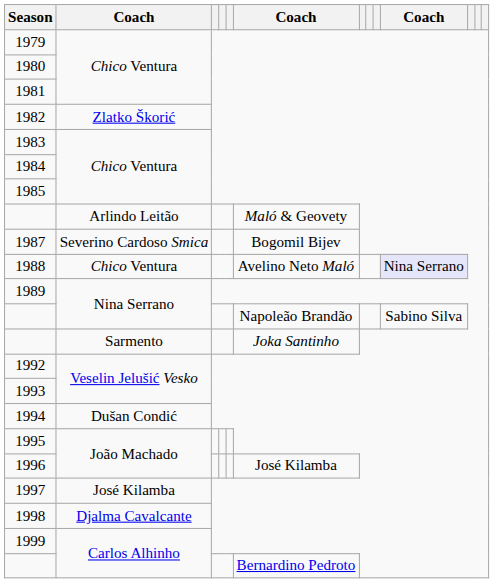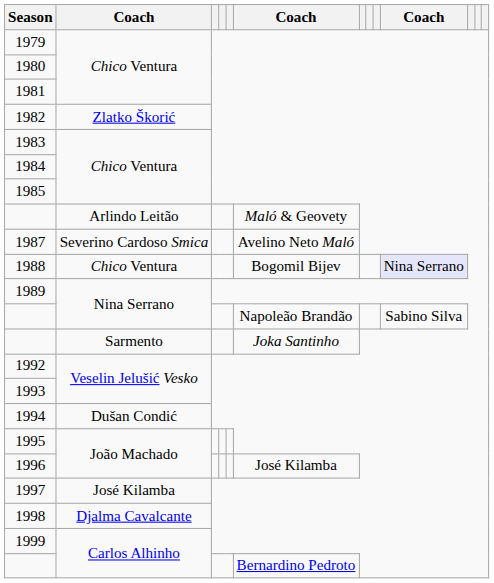(296, 241) Bogomil Bijev -> (296, 241) Avelino Neto Maló
(296, 266) Avelino Neto Maló -> (296, 266) Bogomil Bijev
